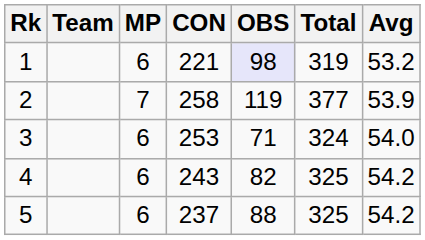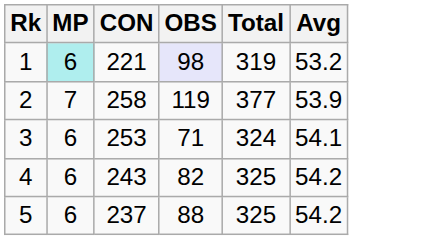- column: (83, 23)
(143, 61) no background -> (70, 61) paleturquoise background
(391, 138) 54.0 -> (319, 138) 54.1
